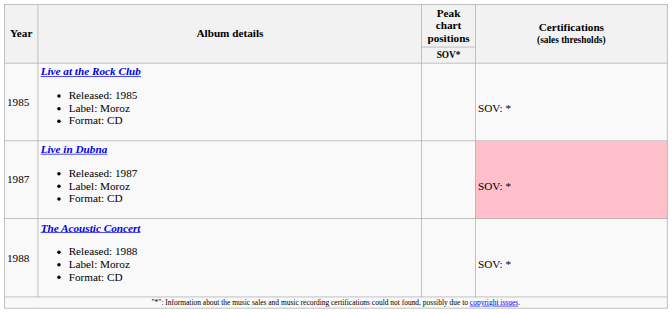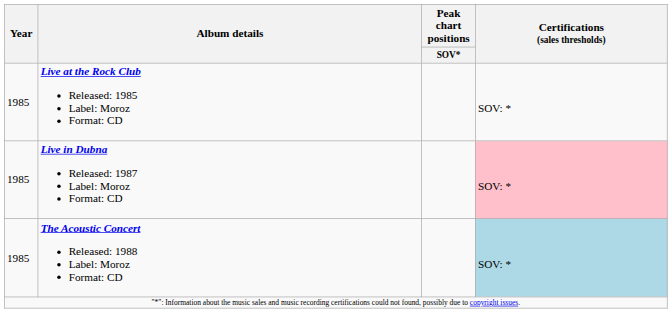(18, 180) 1987 -> (18, 180) 1985
(18, 257) 1988 -> (18, 257) 1985
(495, 264) no background -> (495, 264) lightblue background
